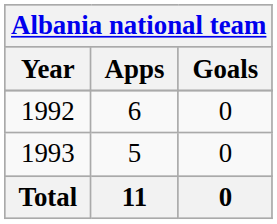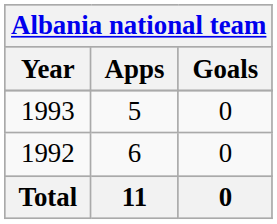rows swapped: (48, 111) <-> (48, 153)
